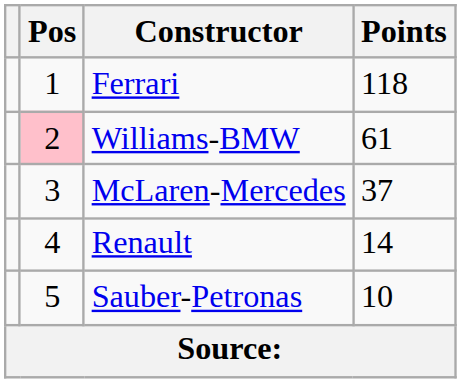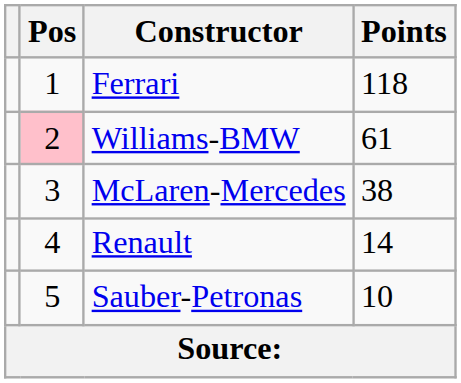(377, 190) 37 -> (377, 190) 38
